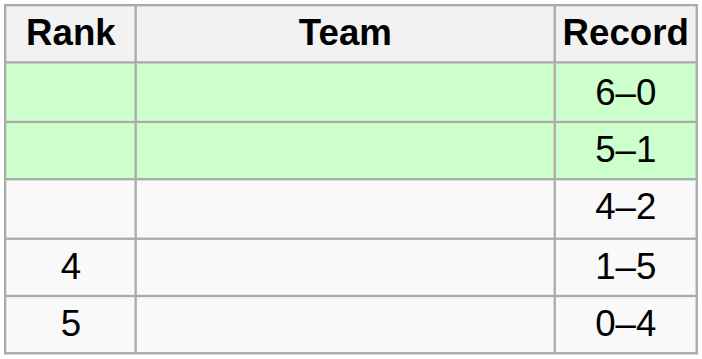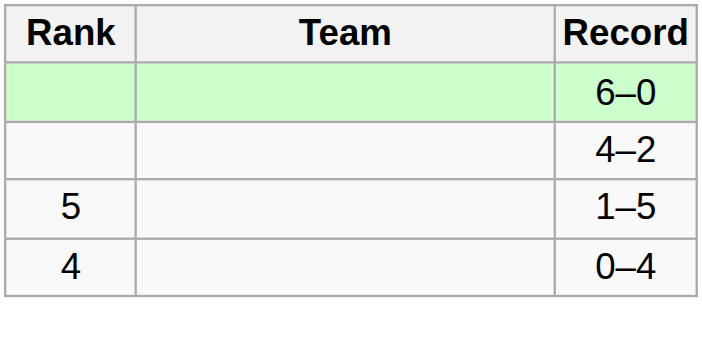- row: (626, 149)
(71, 265) 4 -> (71, 207) 5
(71, 324) 5 -> (71, 265) 4
